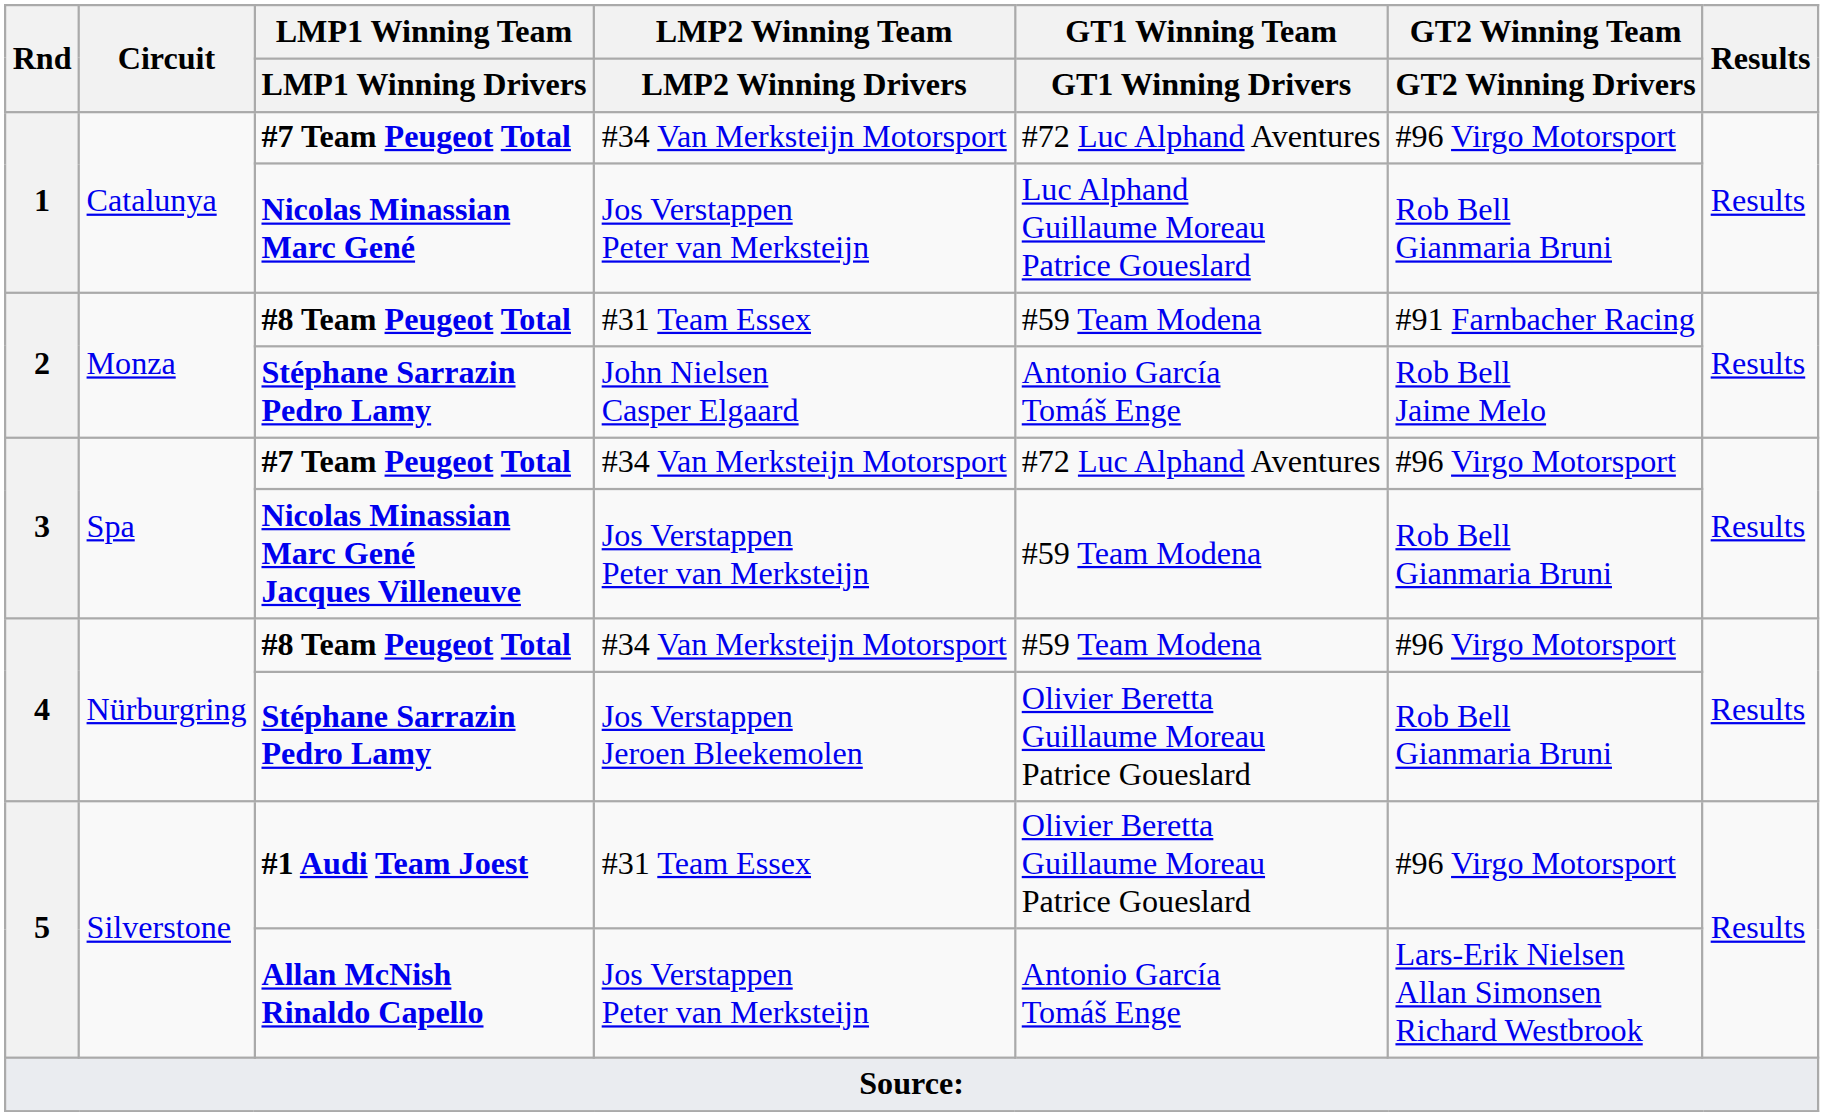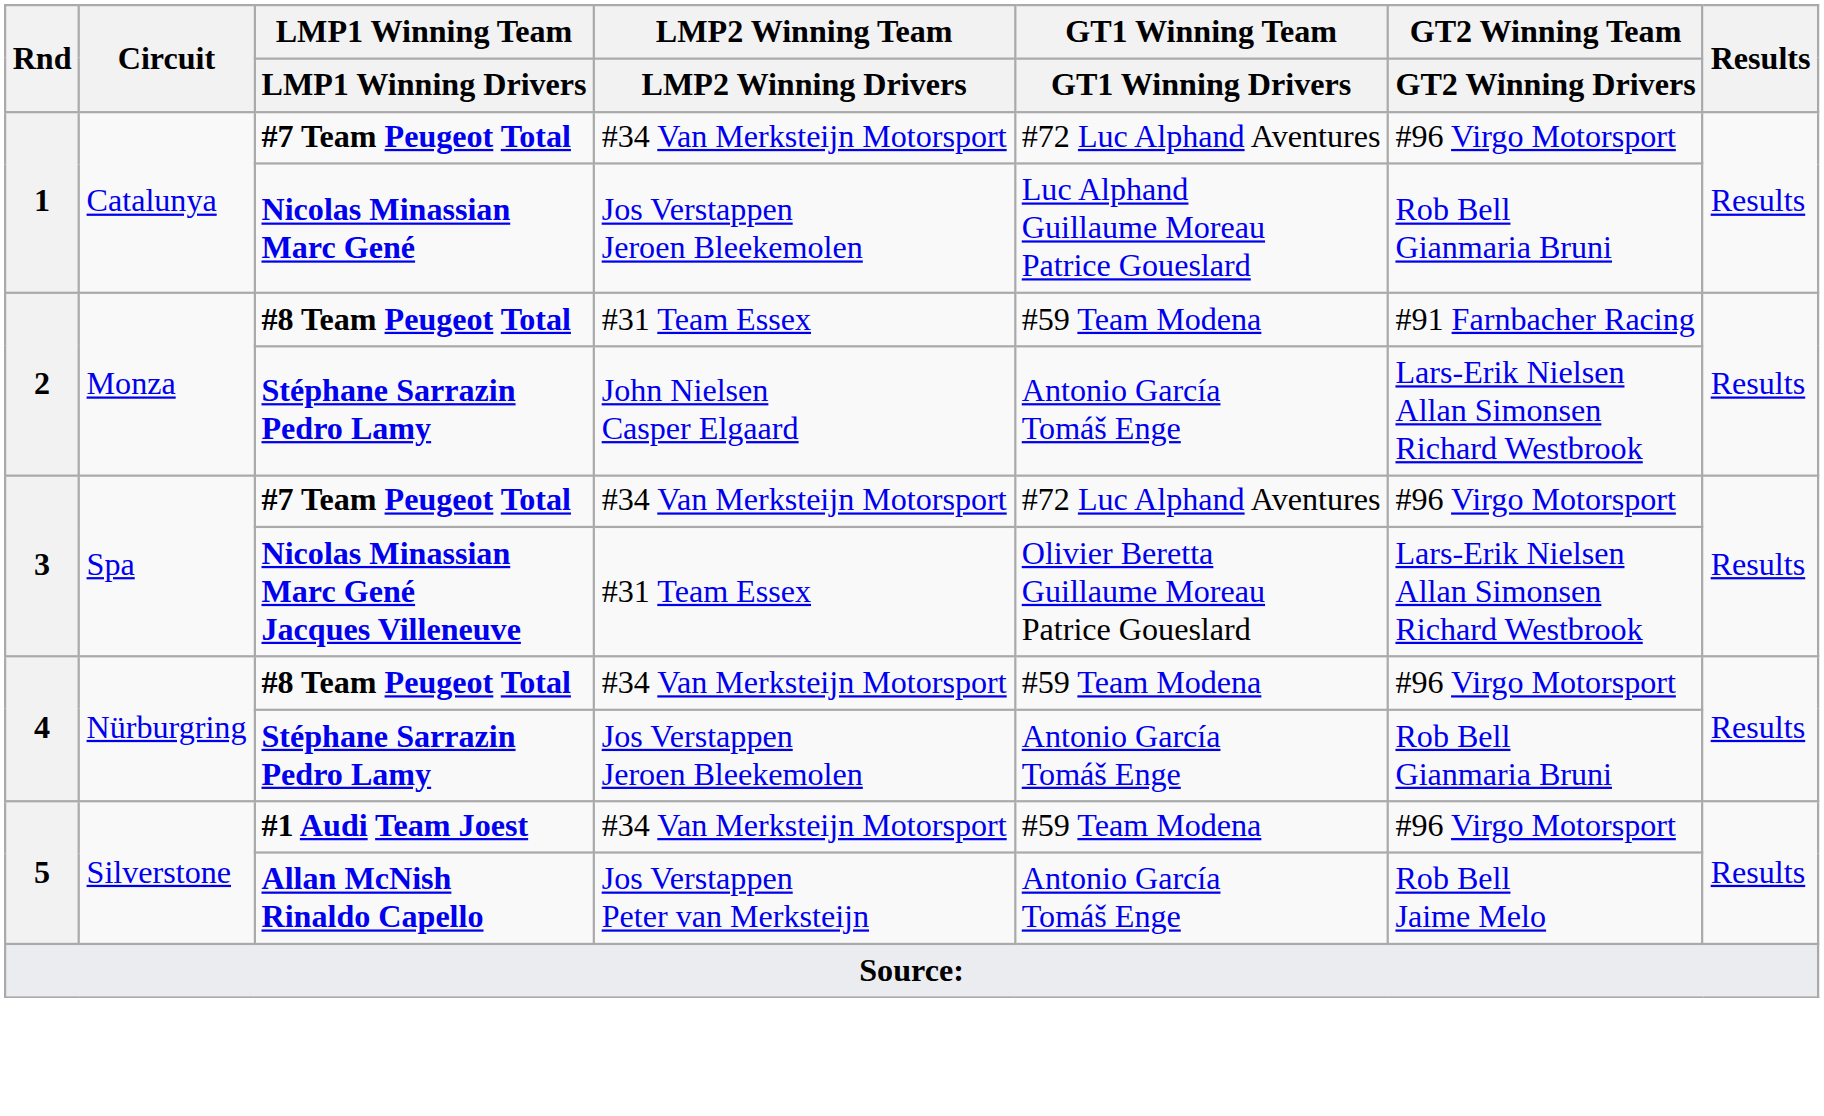(735, 228) Jos Verstappen Peter van Merksteijn -> (732, 228) Jos Verstappen Jeroen Bleekemolen
(1471, 390) Rob Bell Jaime Melo -> (1519, 409) Lars-Erik Nielsen Allan Simonsen Richard Westbrook
(735, 553) Jos Verstappen Peter van Merksteijn -> (706, 591) #31 Team Essex
(1142, 553) #59 Team Modena -> (1143, 591) Olivier Beretta Guillaume Moreau Patrice Goueslard
(1504, 553) Rob Bell Gianmaria Bruni -> (1519, 591) Lars-Erik Nielsen Allan Simonsen Richard Westbrook
(1143, 735) Olivier Beretta Guillaume Moreau Patrice Goueslard -> (1121, 754) Antonio García Tomáš Enge
(706, 864) #31 Team Essex -> (804, 826) #34 Van Merksteijn Motorsport
(1143, 864) Olivier Beretta Guillaume Moreau Patrice Goueslard -> (1142, 826) #59 Team Modena
(1519, 993) Lars-Erik Nielsen Allan Simonsen Richard Westbrook -> (1471, 898) Rob Bell Jaime Melo
